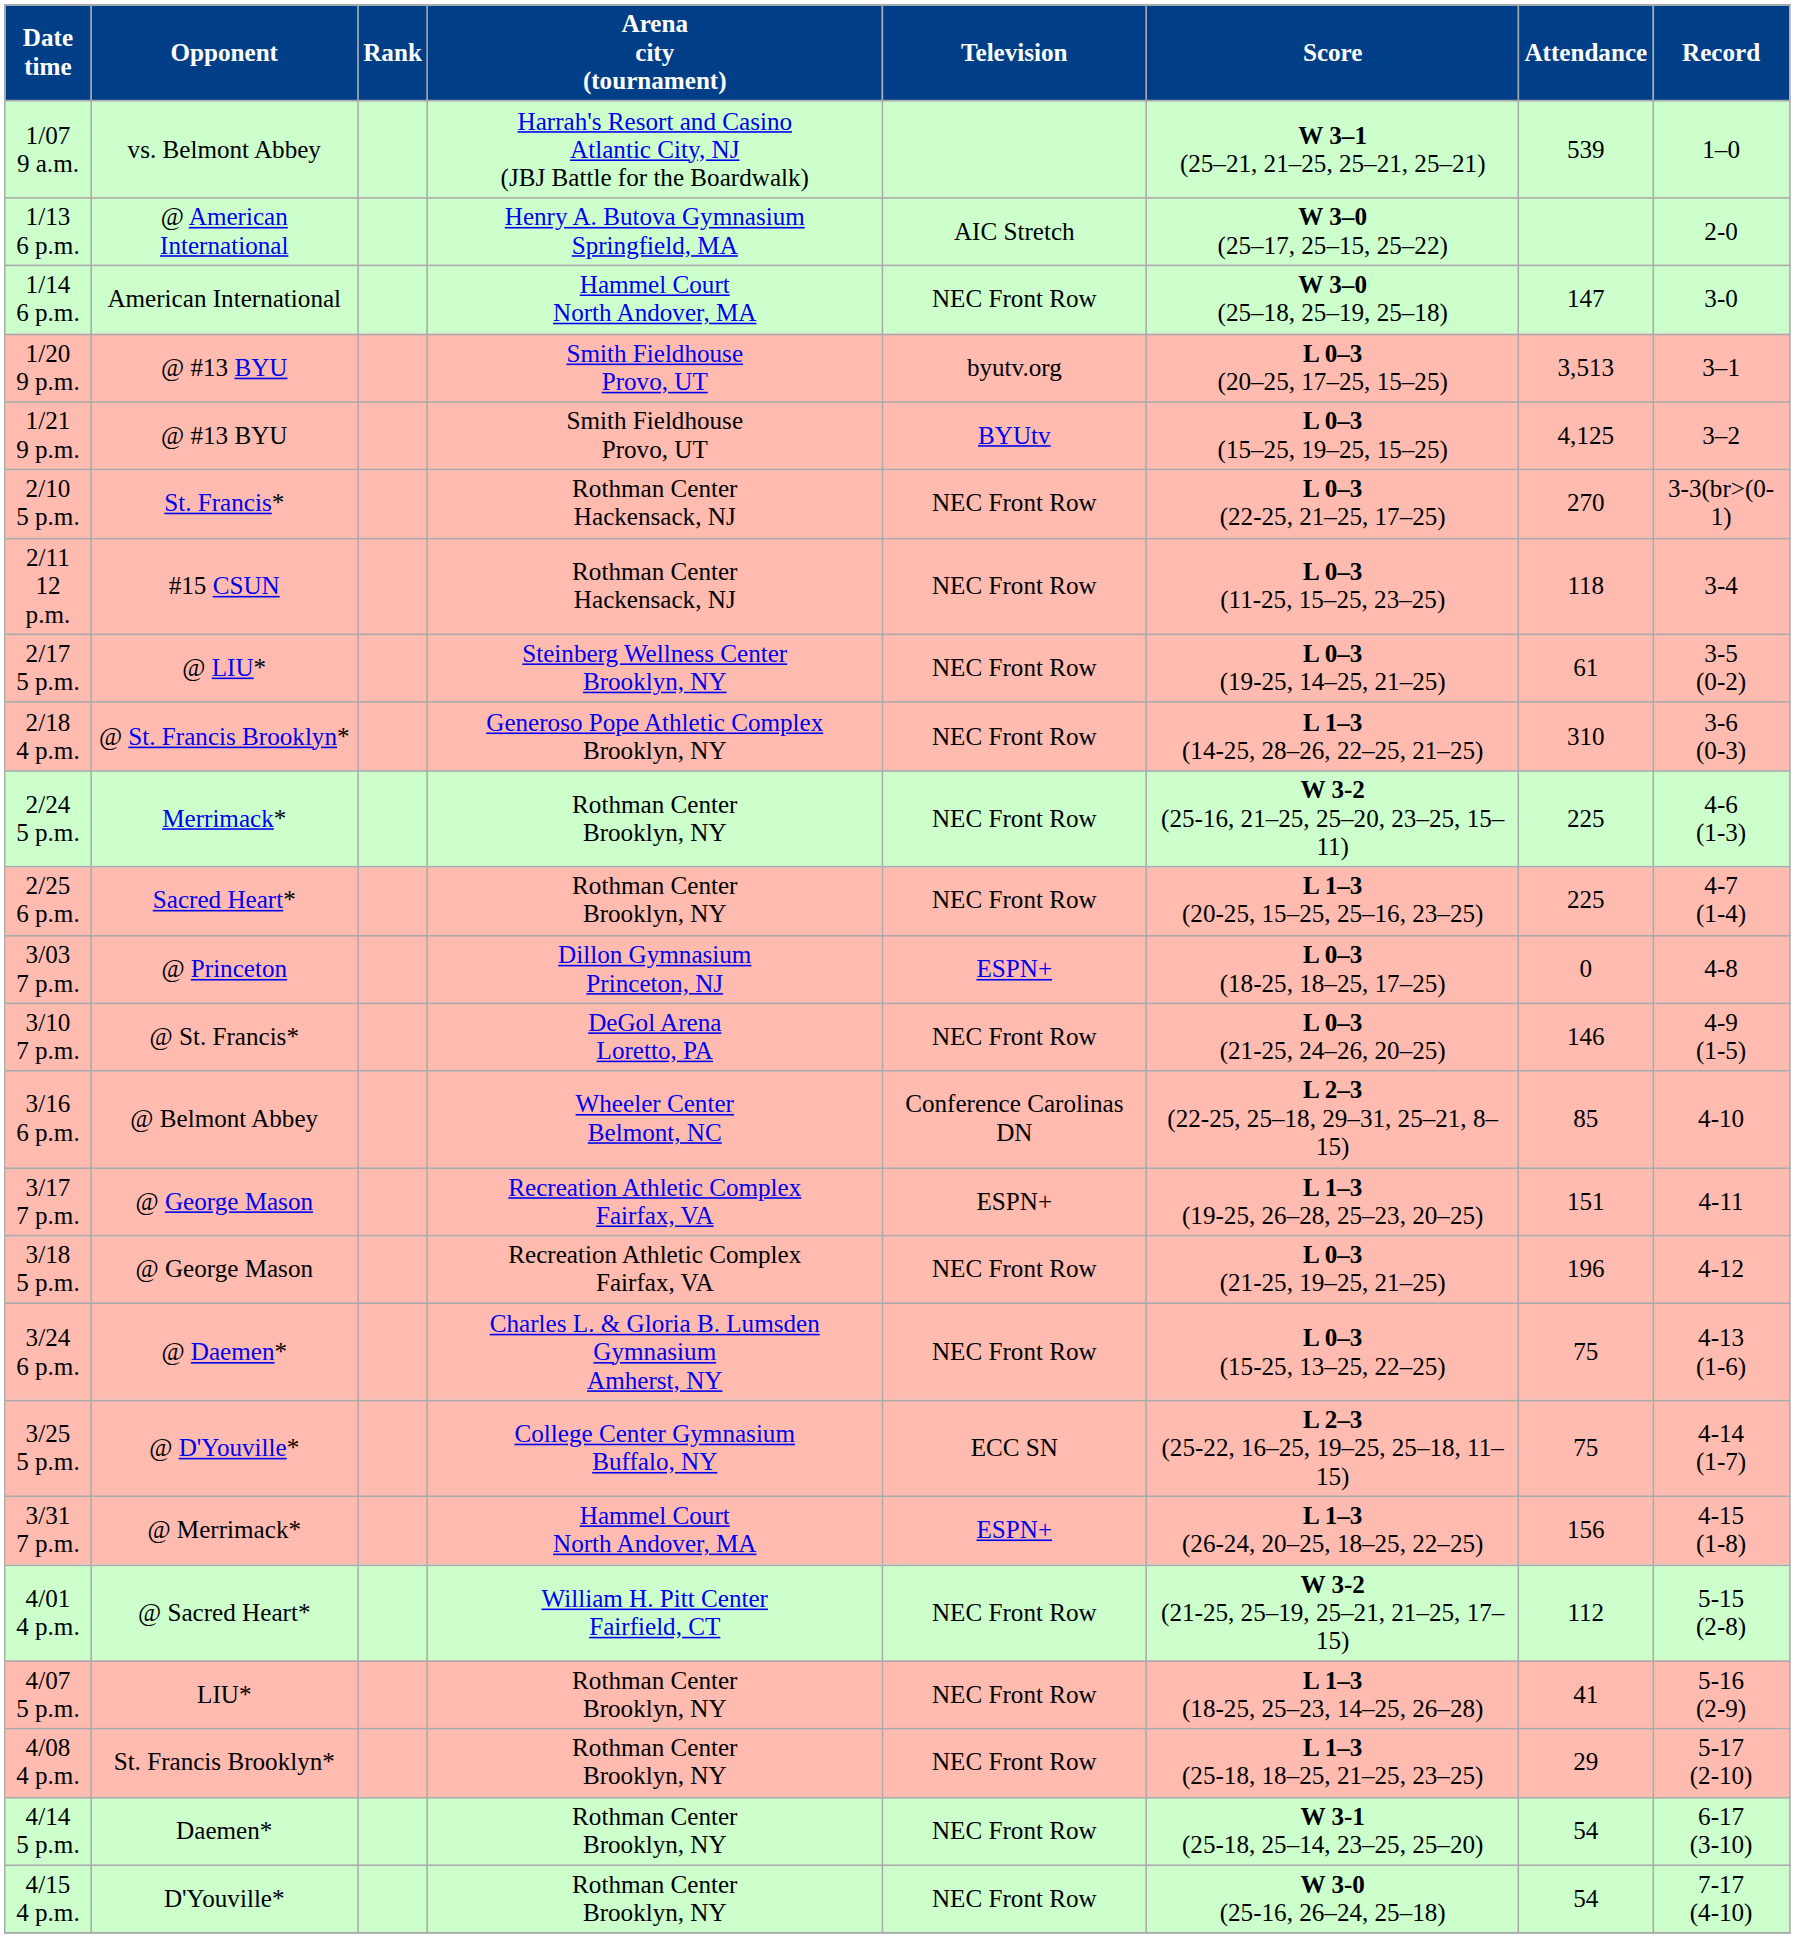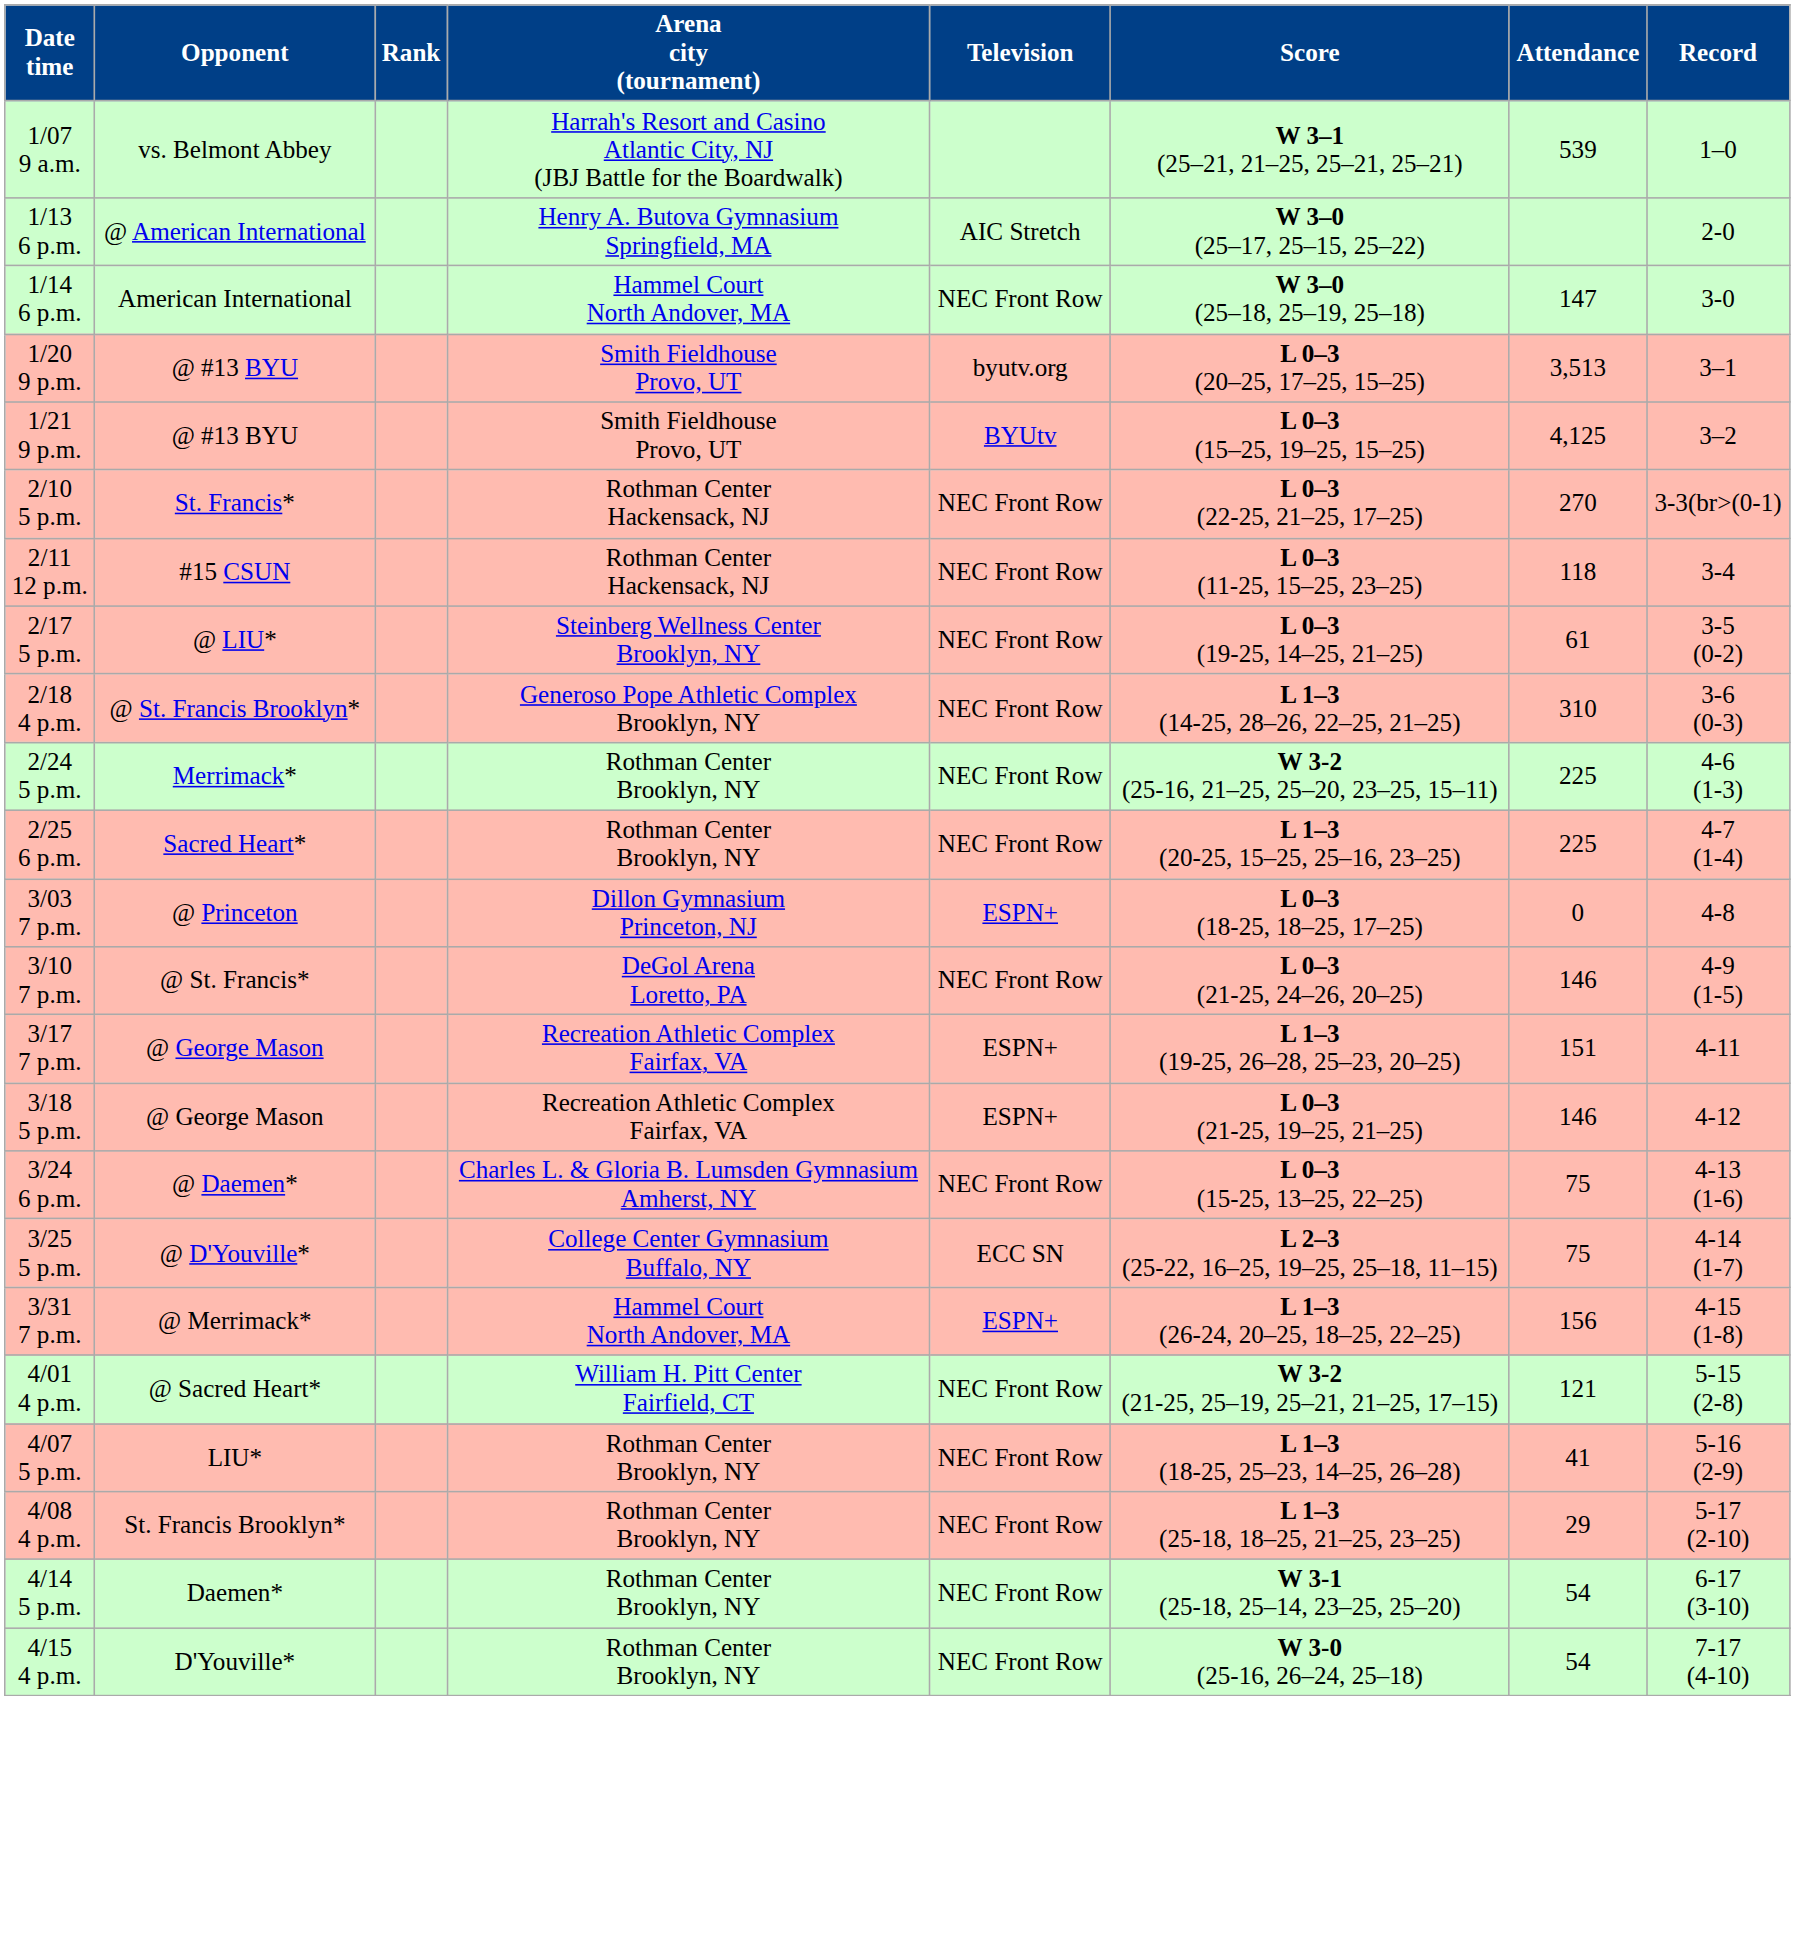- row: (48, 1119)
(1014, 1269) NEC Front Row -> (1020, 1116) ESPN+
(1586, 1269) 196 -> (1578, 1116) 146
(1586, 1612) 112 -> (1578, 1388) 121
